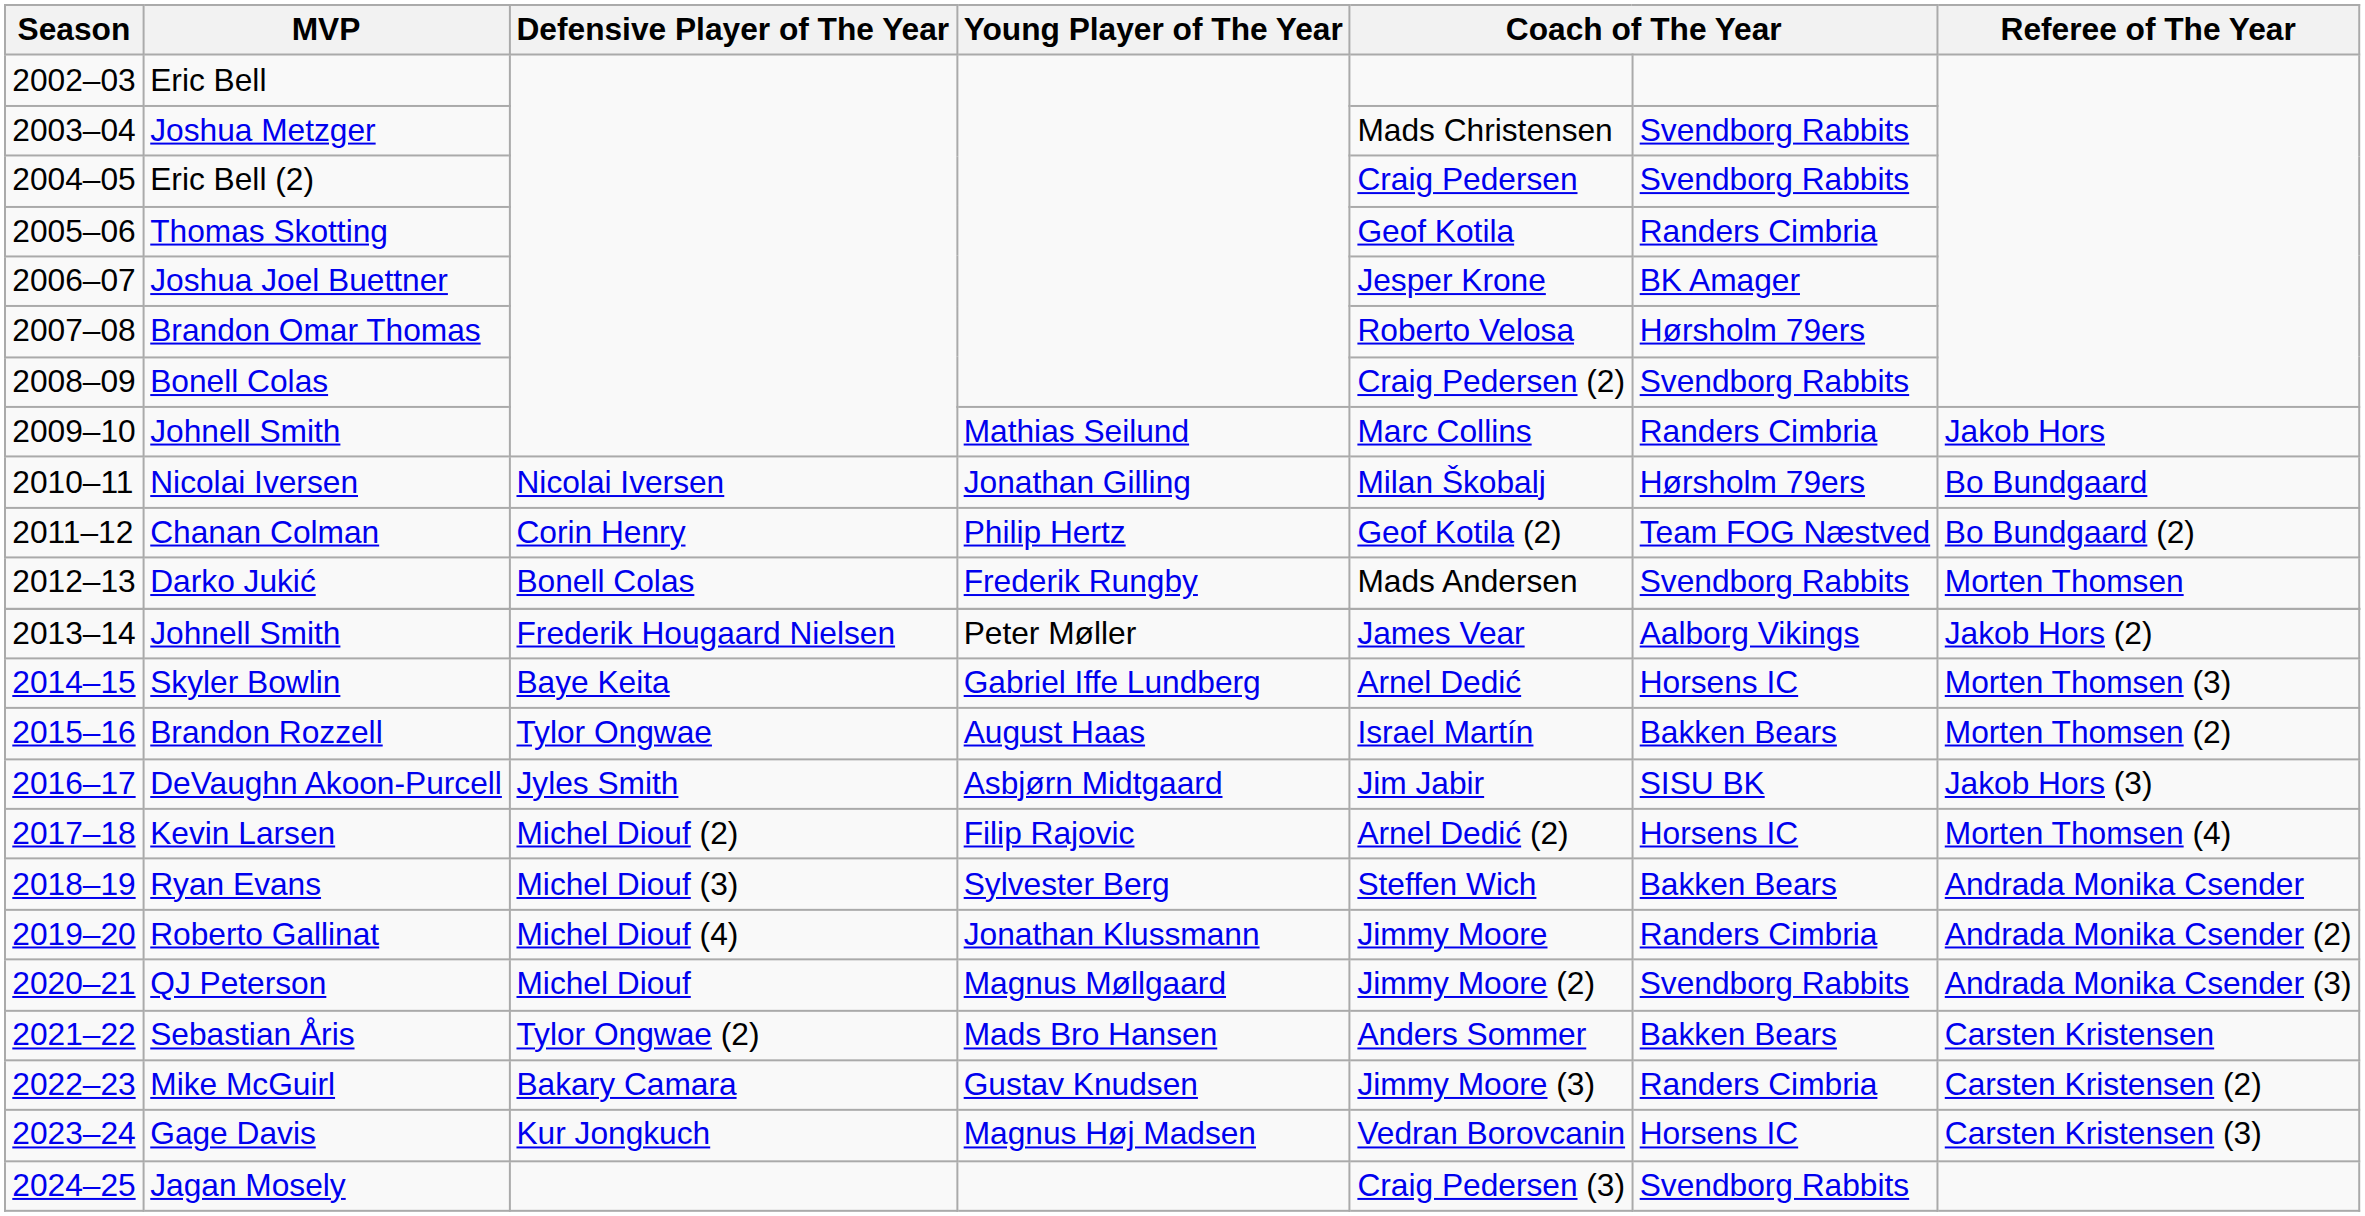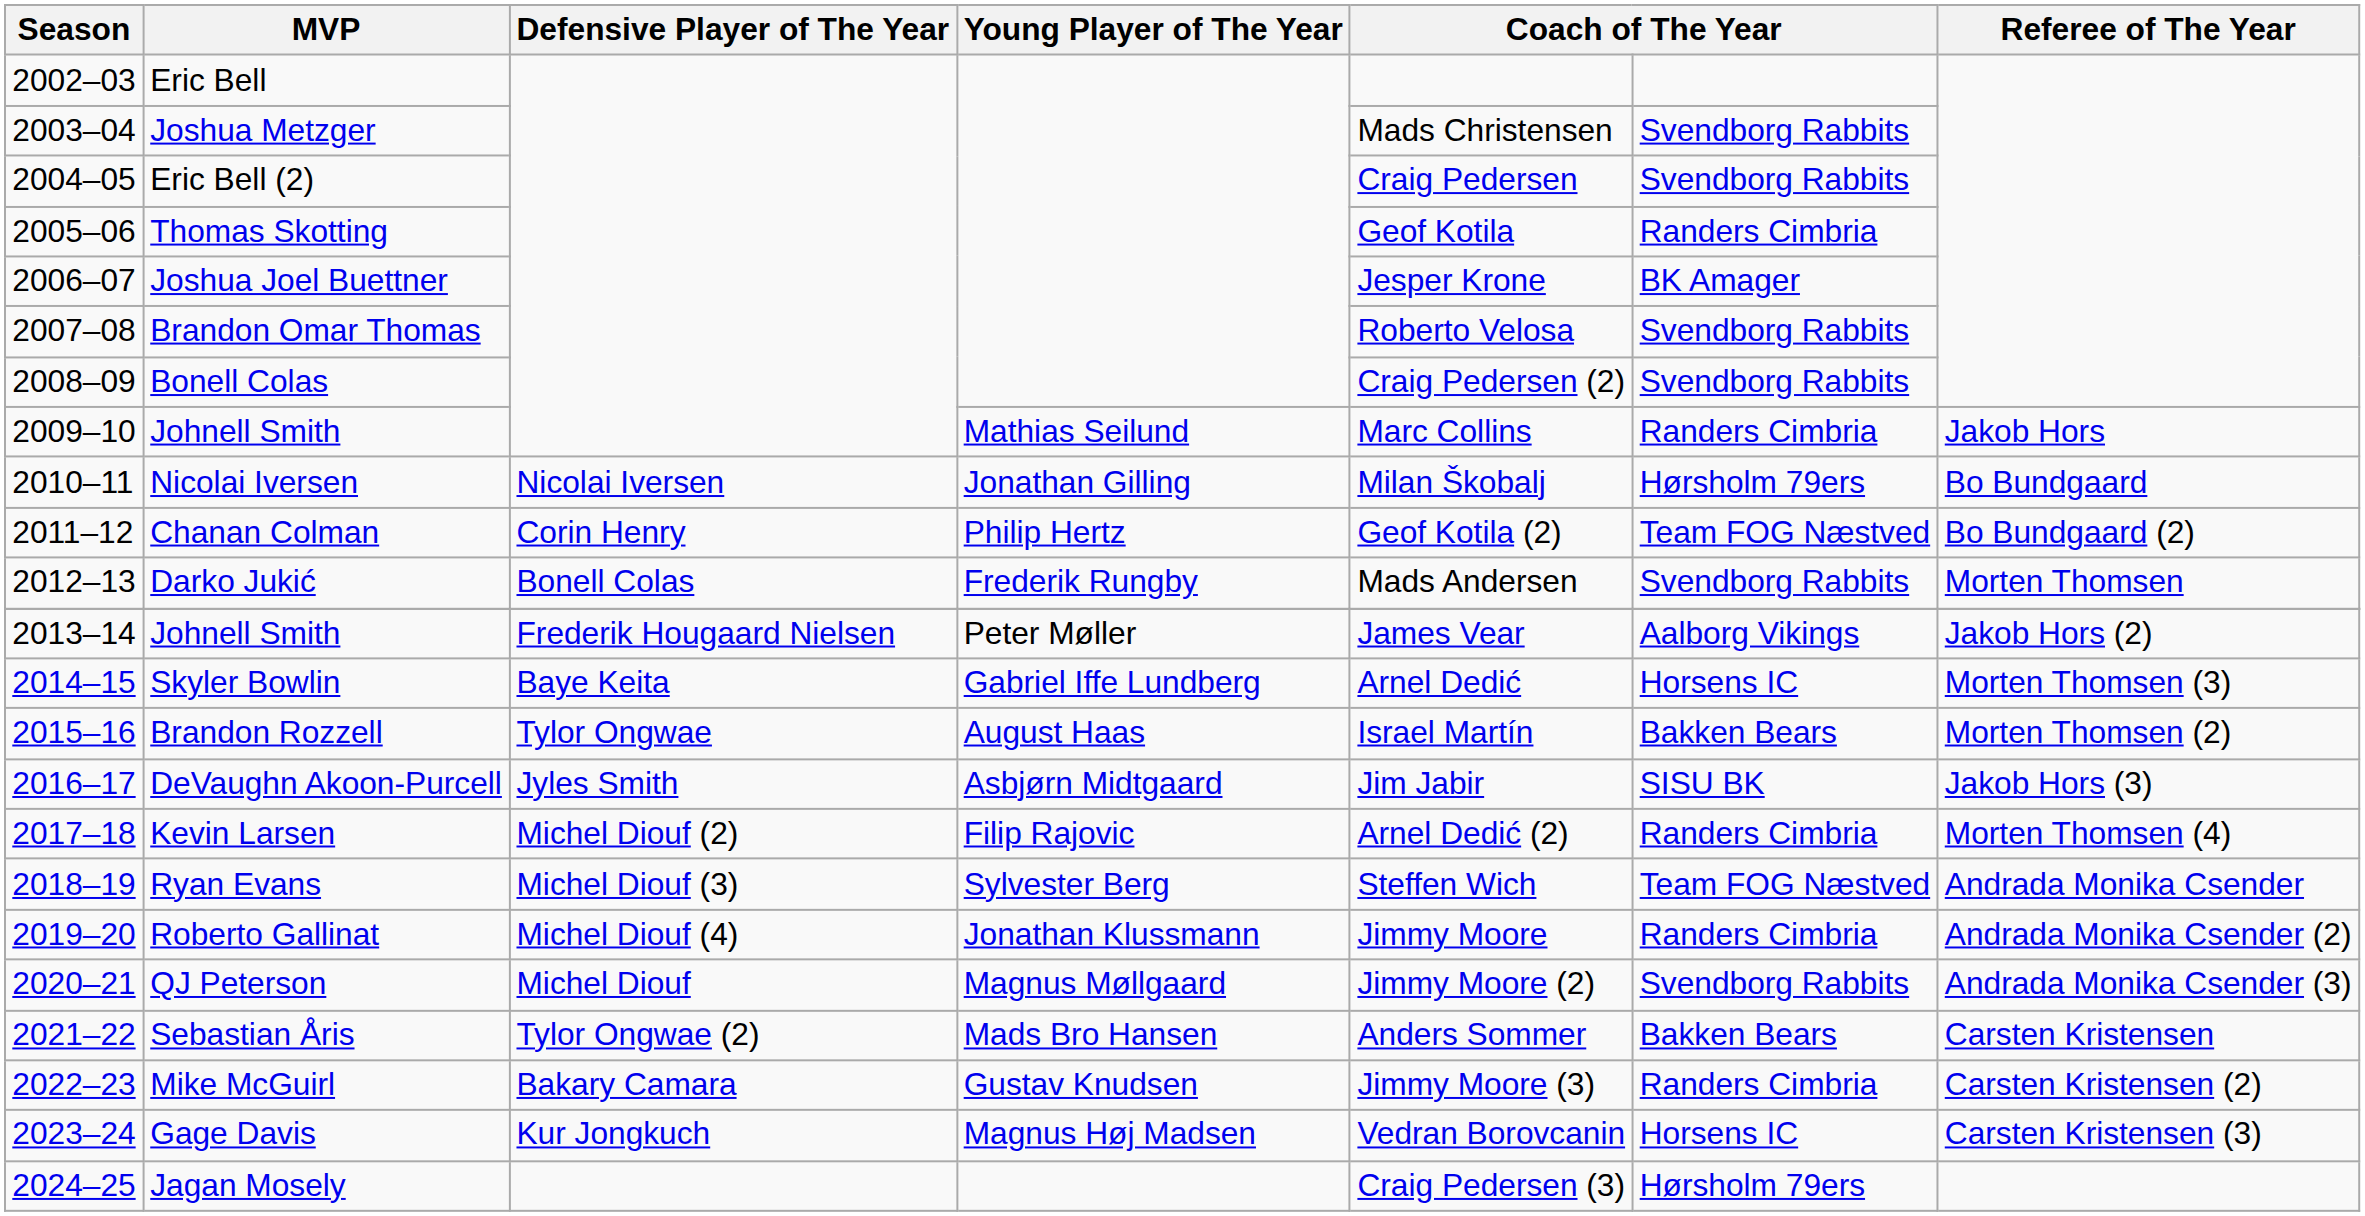(1752, 331) Hørsholm 79ers -> (1774, 331) Svendborg Rabbits
(1719, 833) Horsens IC -> (1759, 833) Randers Cimbria
(1738, 883) Bakken Bears -> (1785, 883) Team FOG Næstved
(1774, 1185) Svendborg Rabbits -> (1752, 1185) Hørsholm 79ers
